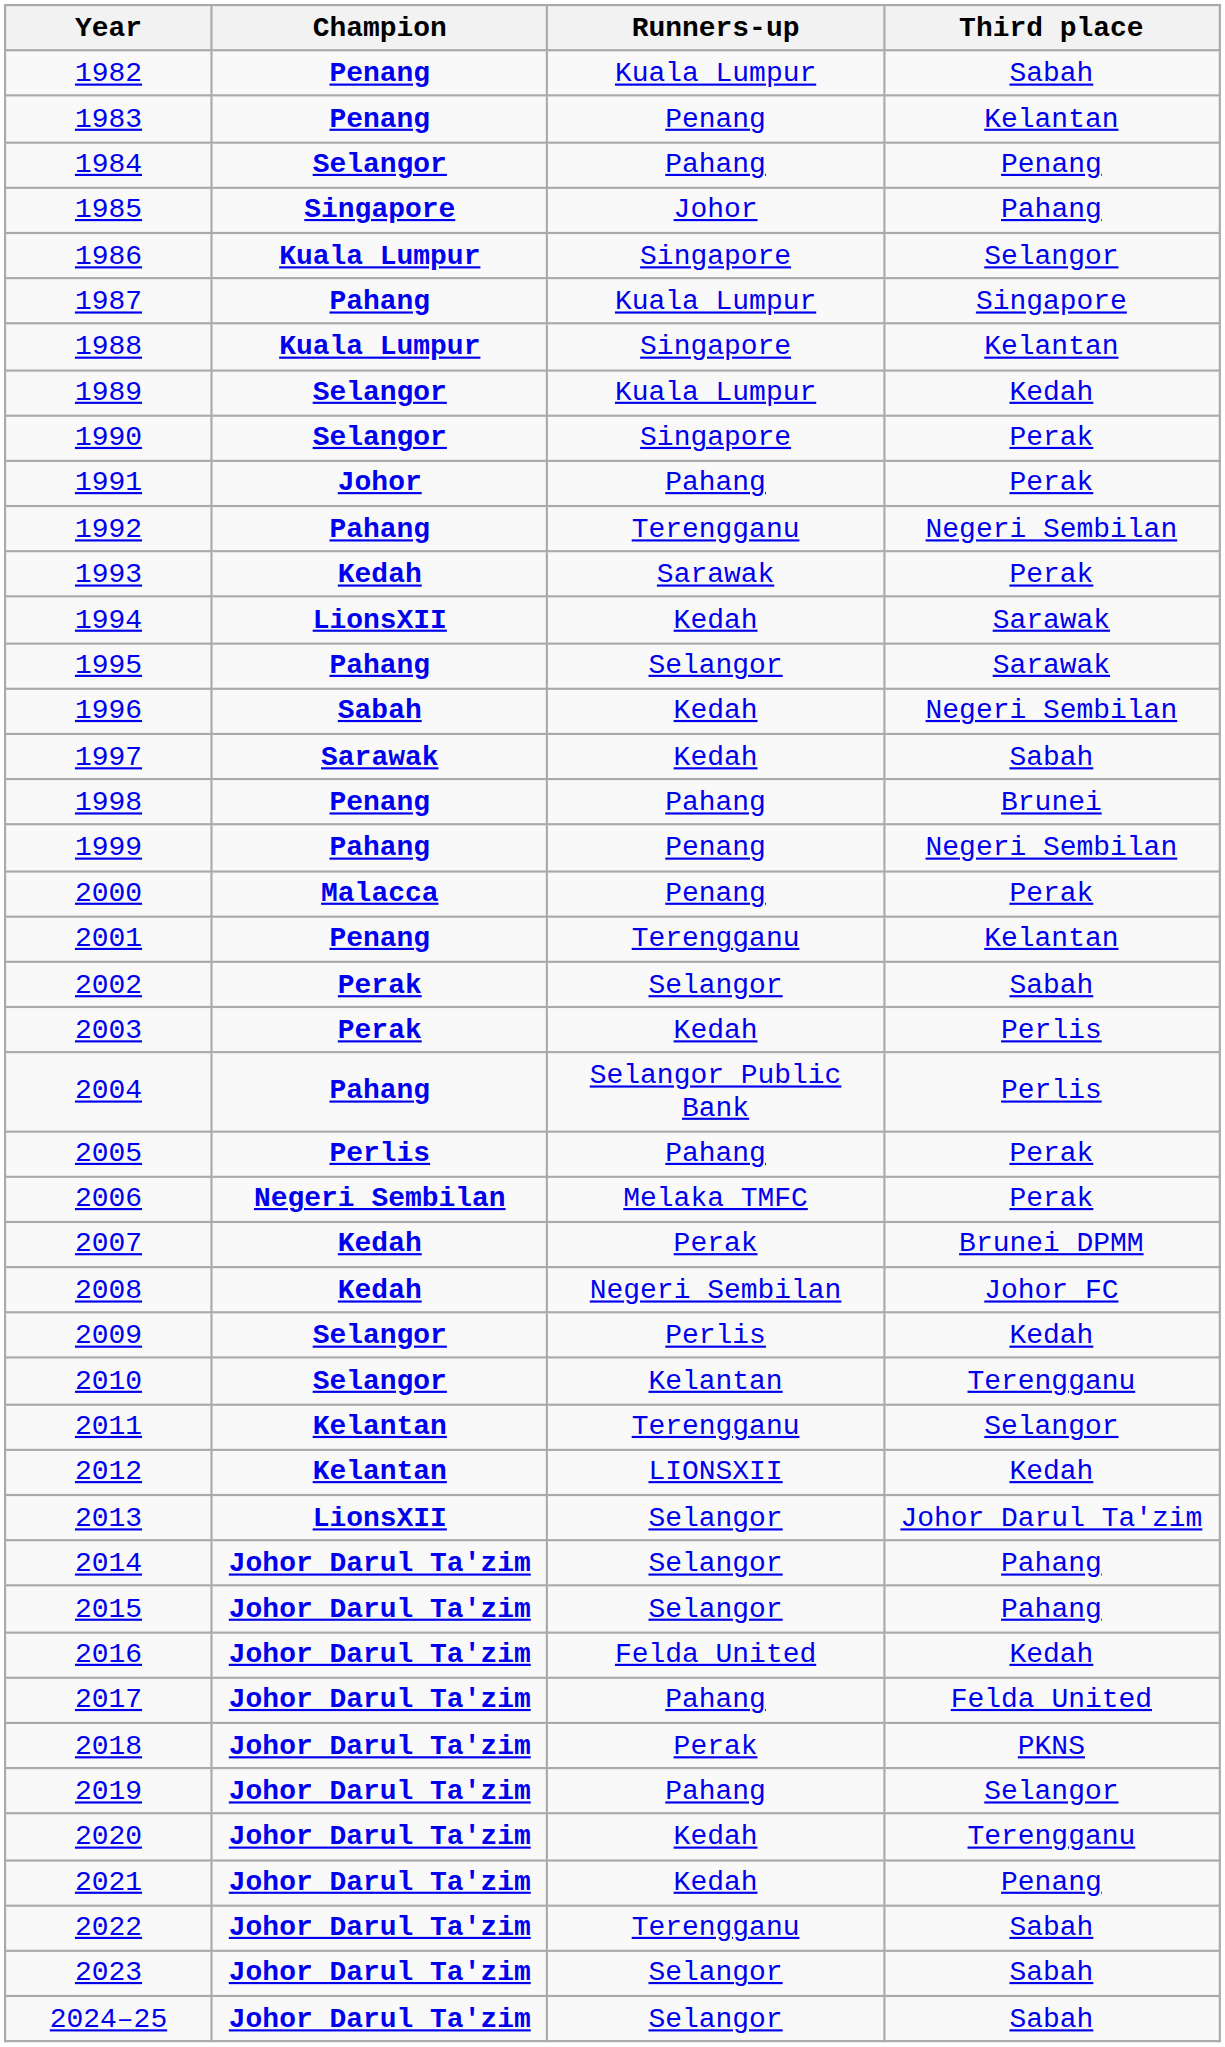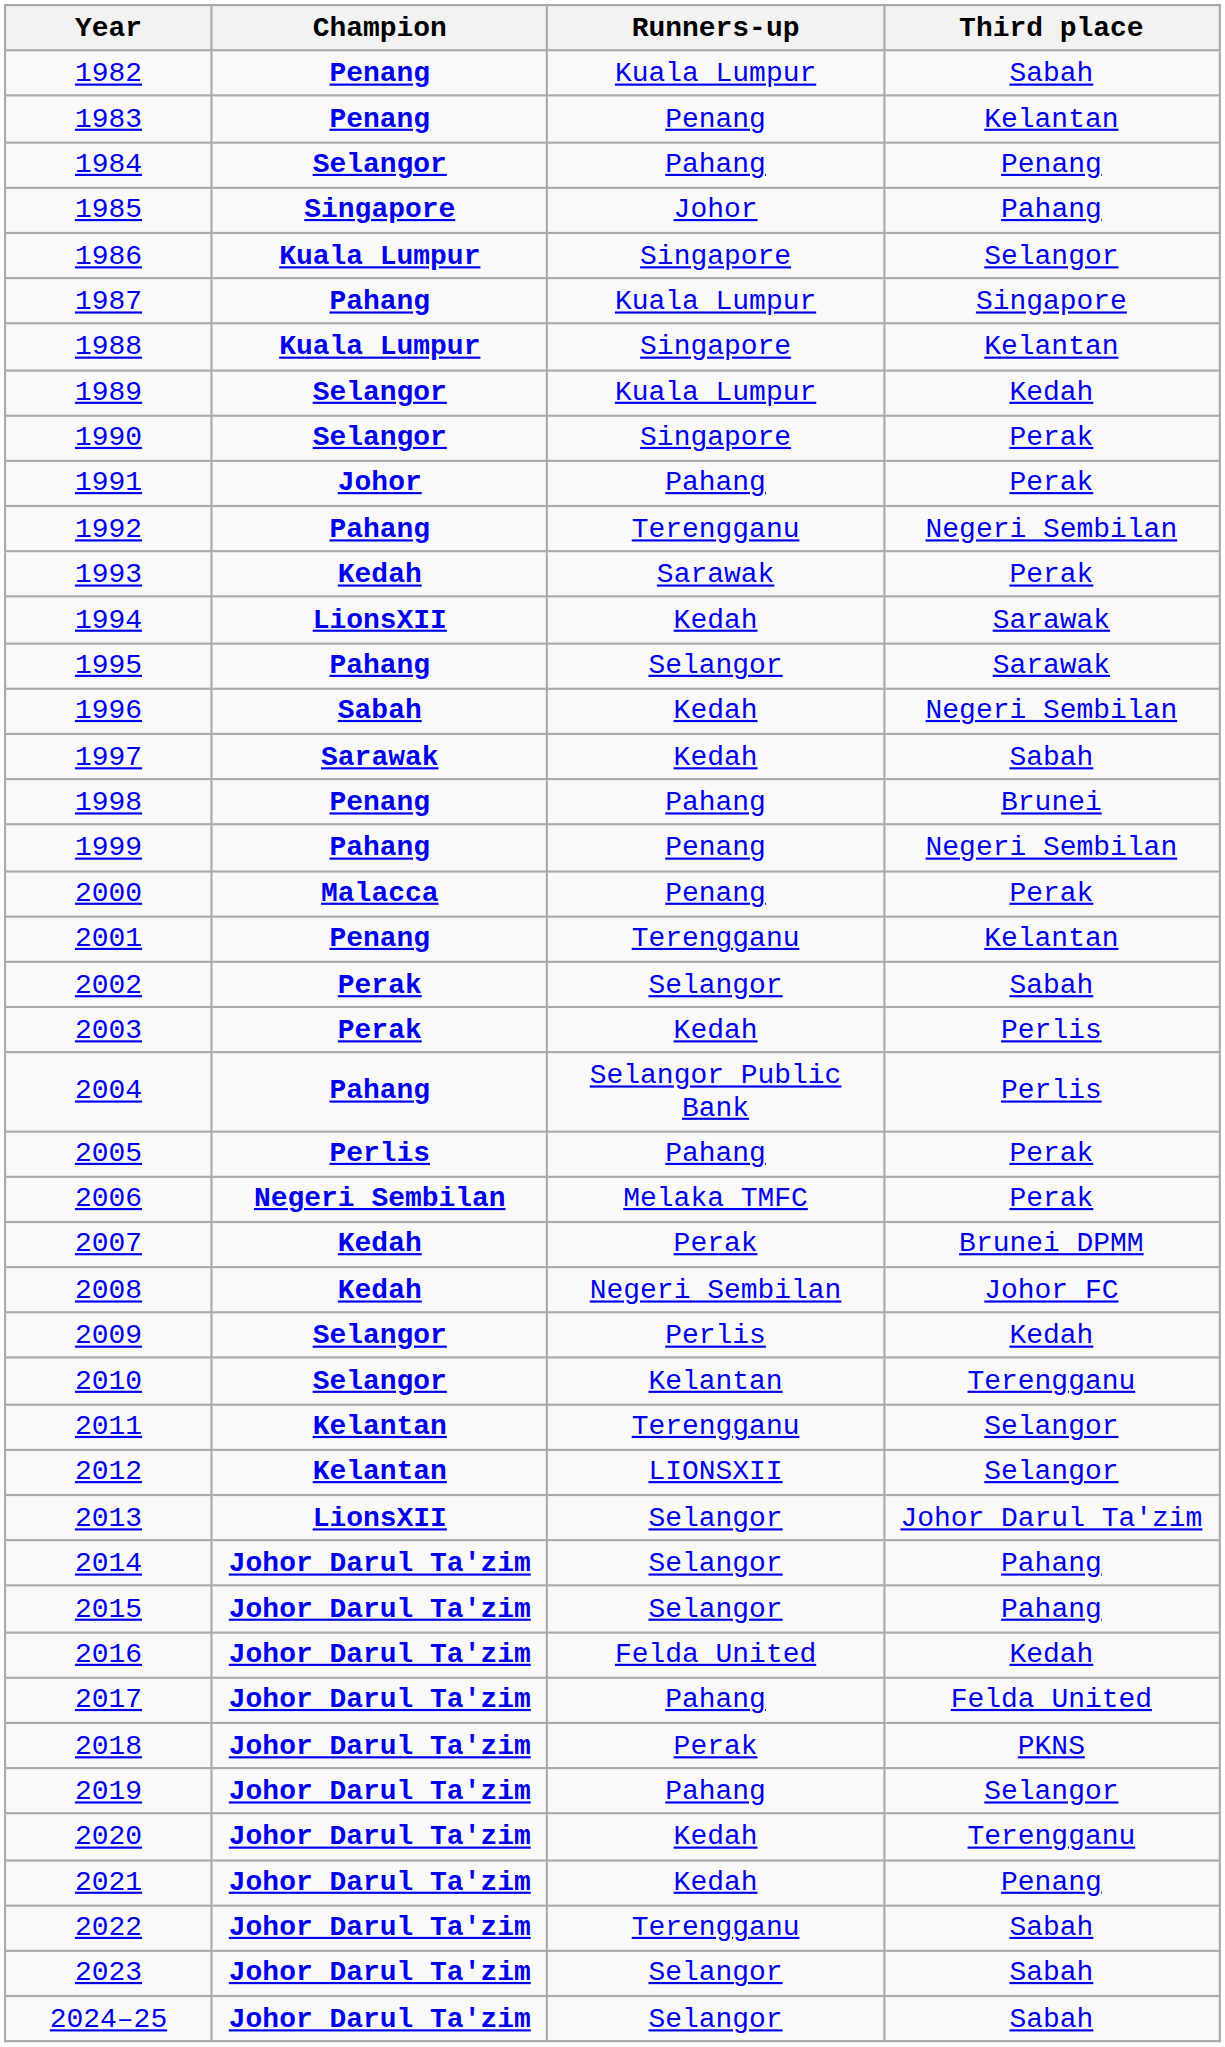(1051, 1472) Kedah -> (1051, 1472) Selangor
